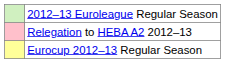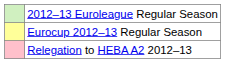rows swapped: (115, 49) <-> (110, 31)
